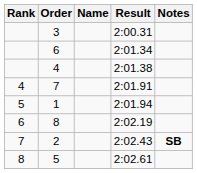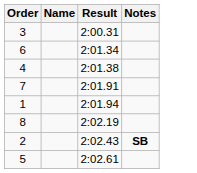- column: (21, 13)
